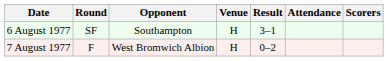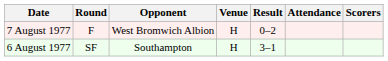rows swapped: (39, 30) <-> (39, 47)
